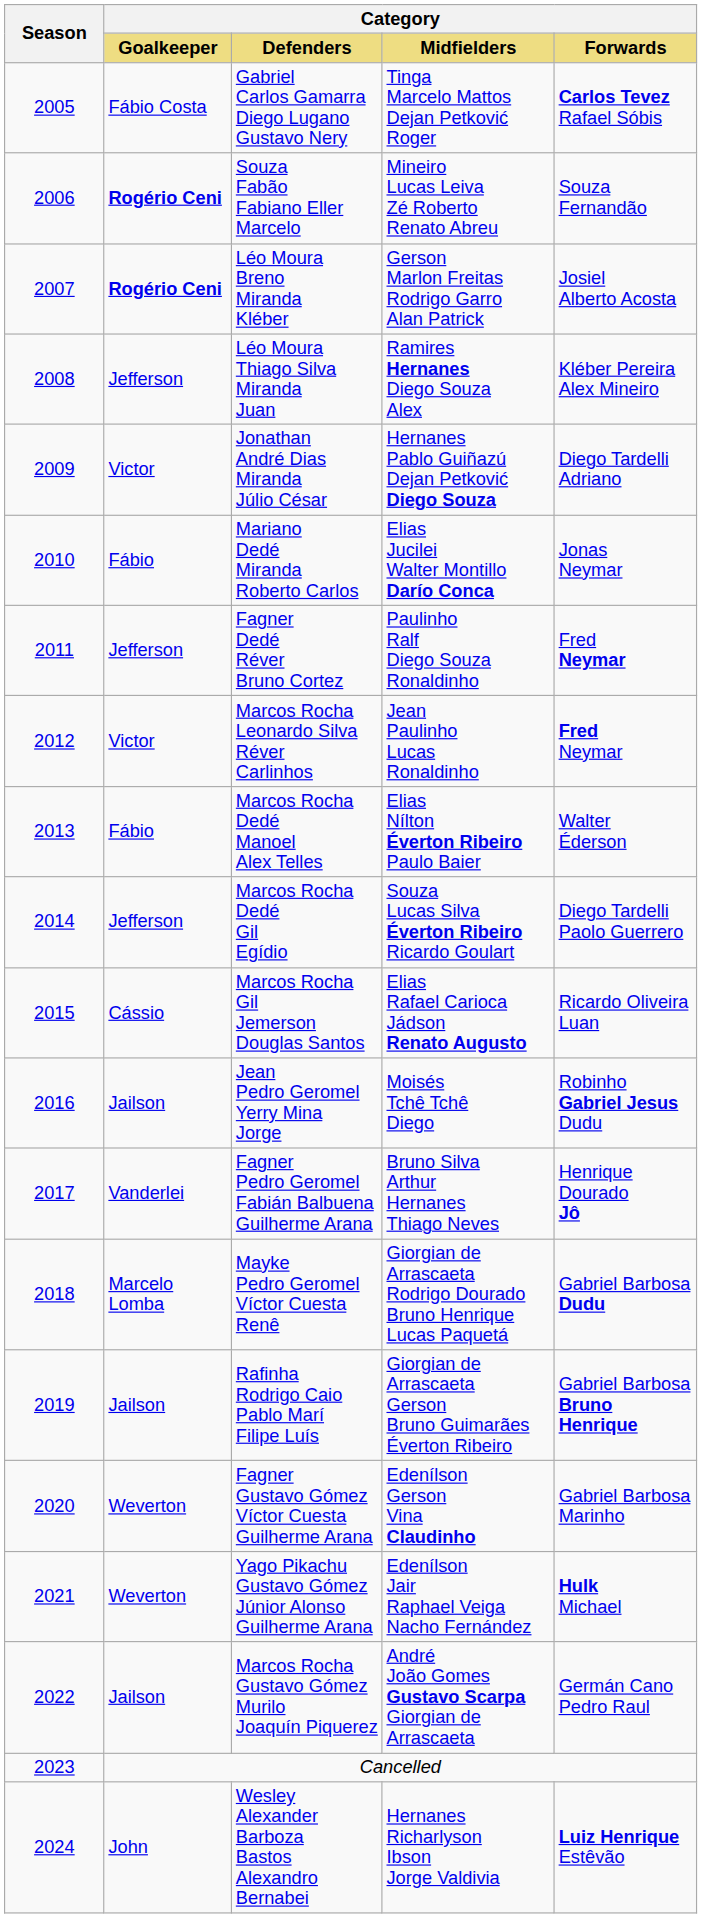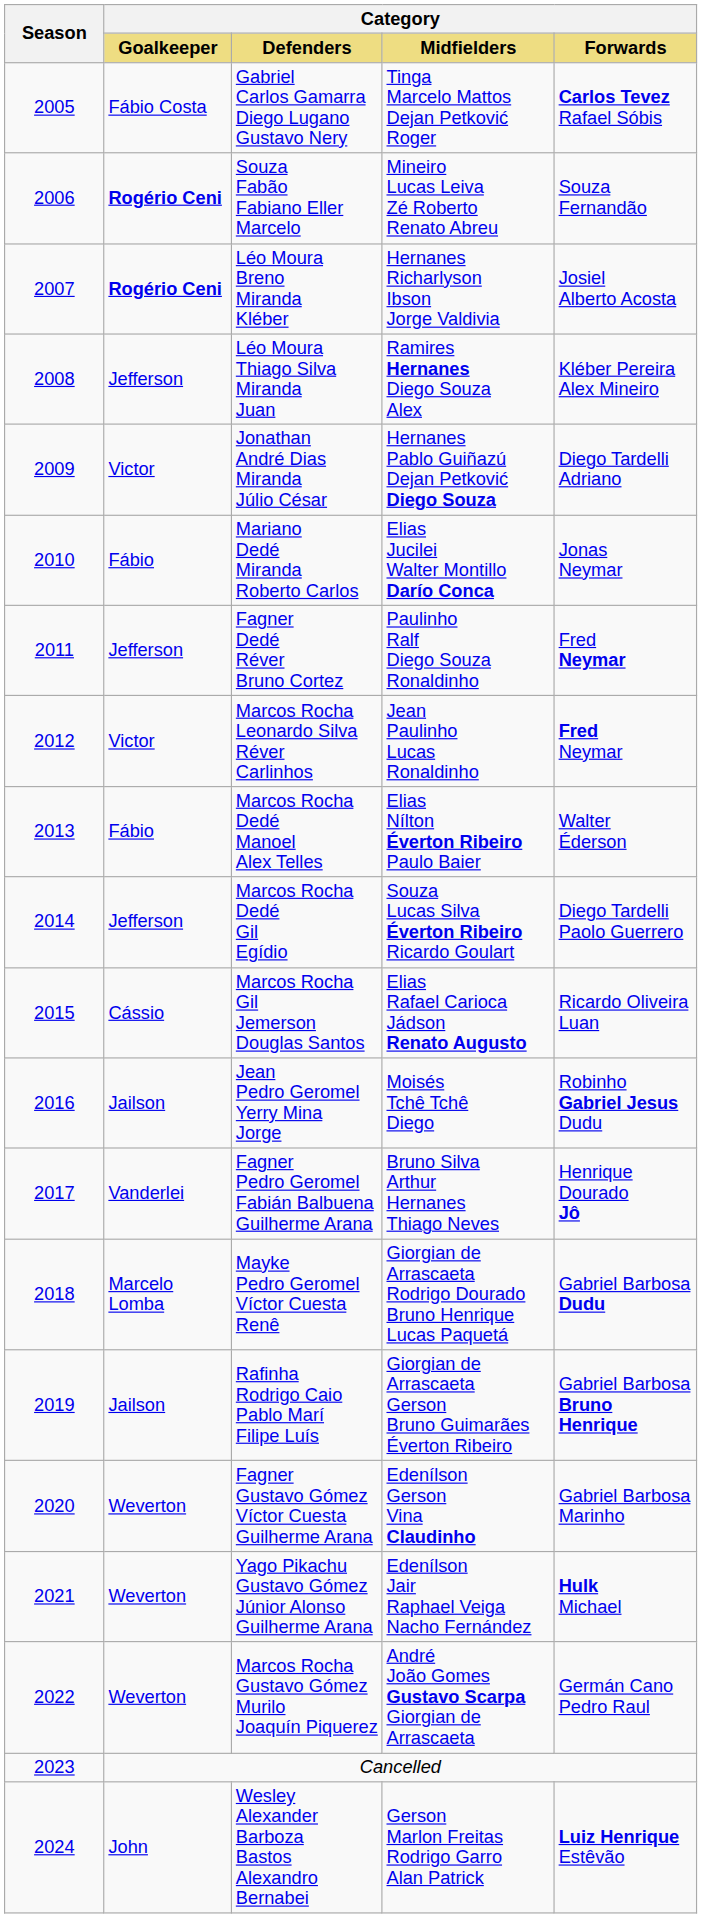(445, 288) Gerson Marlon Freitas Rodrigo Garro Alan Patrick -> (443, 288) Hernanes Richarlyson Ibson Jorge Valdivia
(137, 1697) Jailson -> (147, 1697) Weverton
(443, 1847) Hernanes Richarlyson Ibson Jorge Valdivia -> (445, 1847) Gerson Marlon Freitas Rodrigo Garro Alan Patrick
